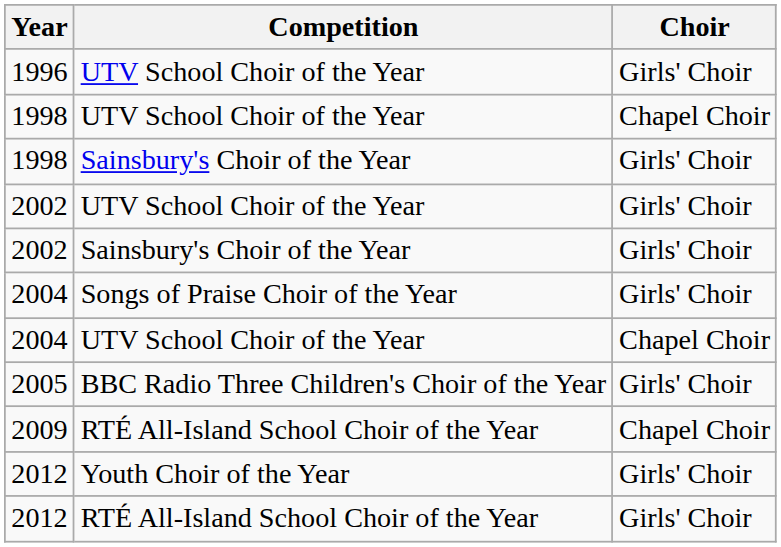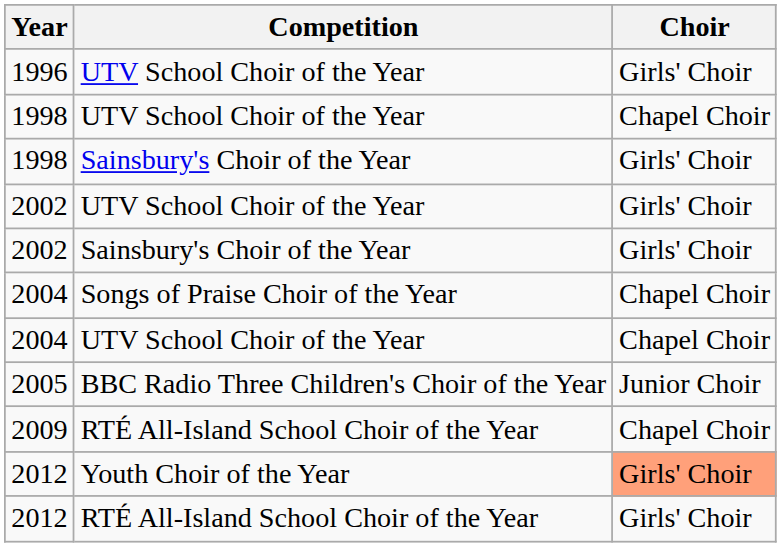(685, 294) Girls' Choir -> (695, 294) Chapel Choir
(685, 384) Girls' Choir -> (690, 384) Junior Choir
(685, 473) no background -> (685, 473) lightsalmon background
